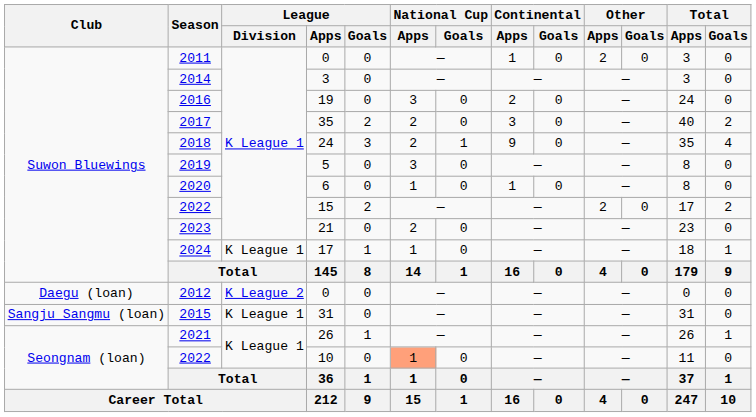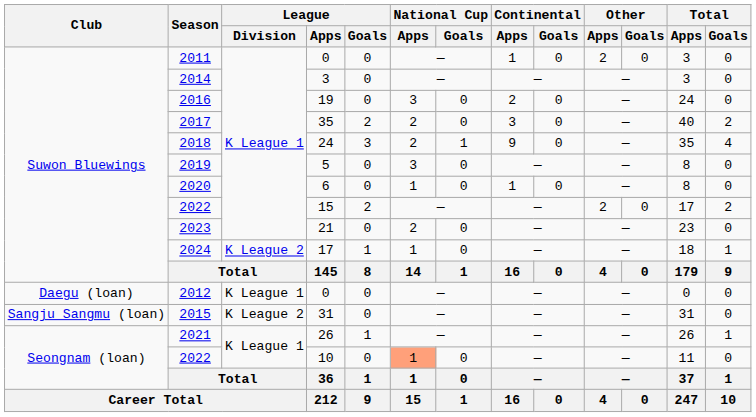(264, 251) K League 1 -> (264, 251) K League 2
(264, 293) K League 2 -> (264, 293) K League 1
(264, 315) K League 1 -> (264, 315) K League 2
